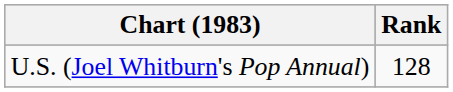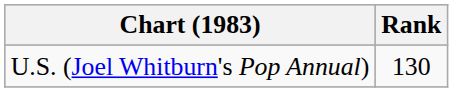(411, 65) 128 -> (411, 65) 130
